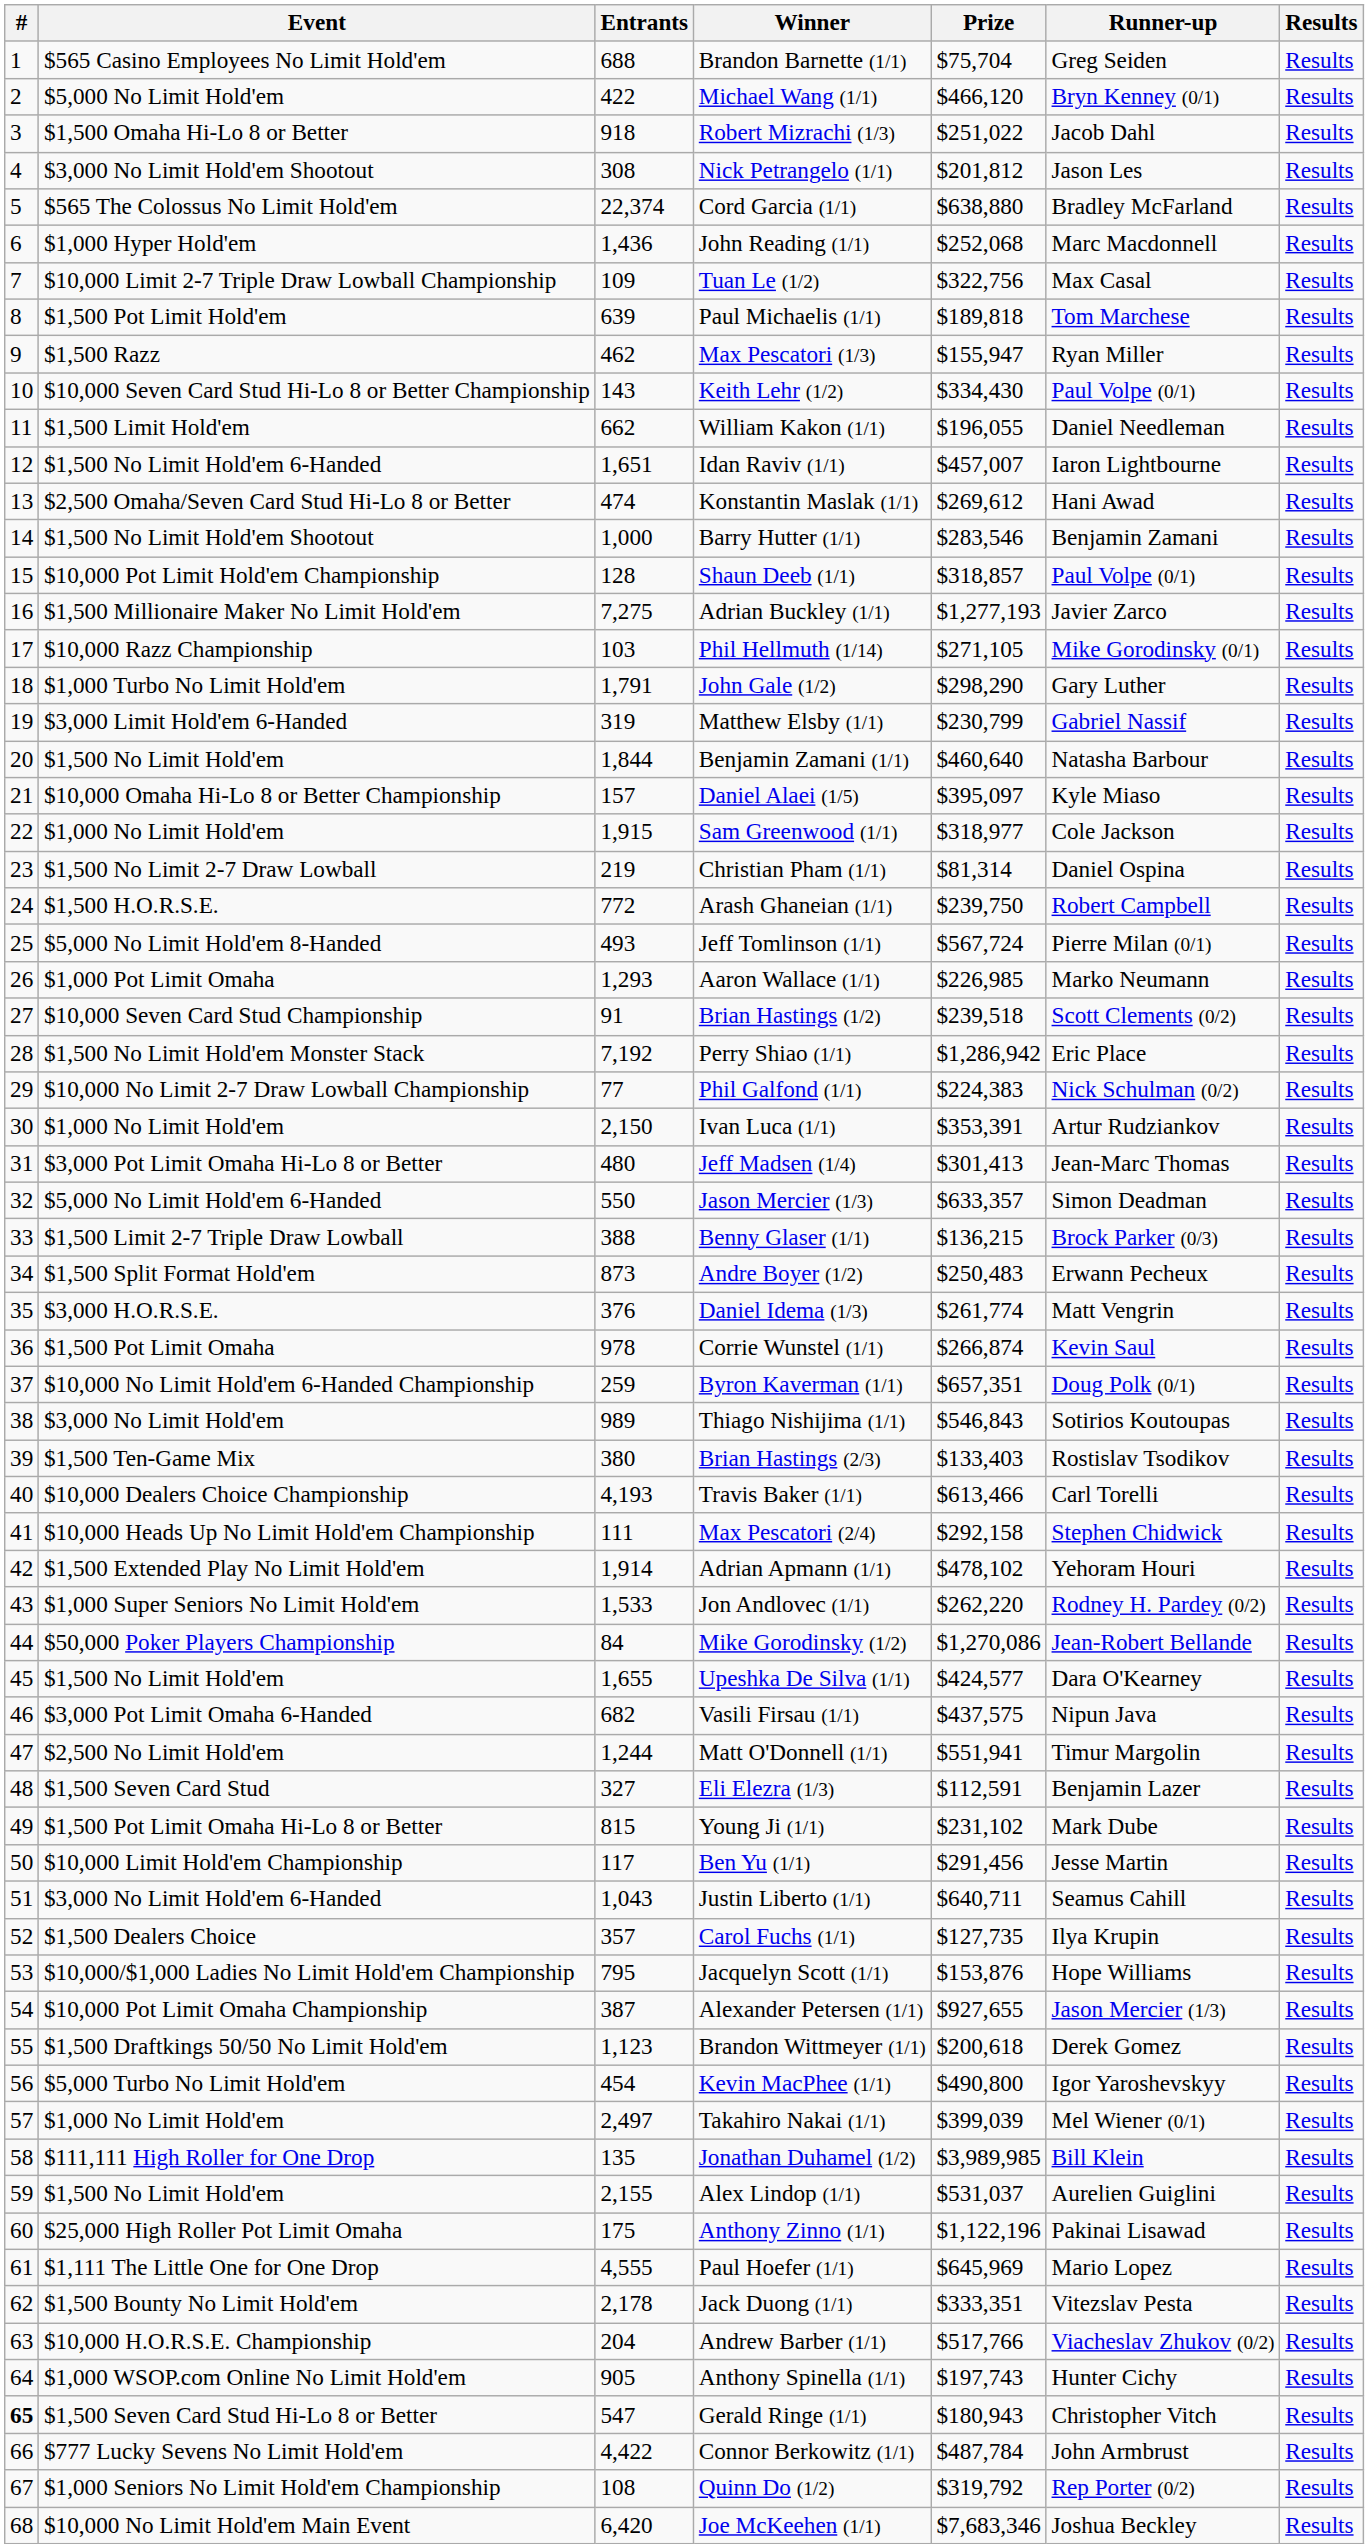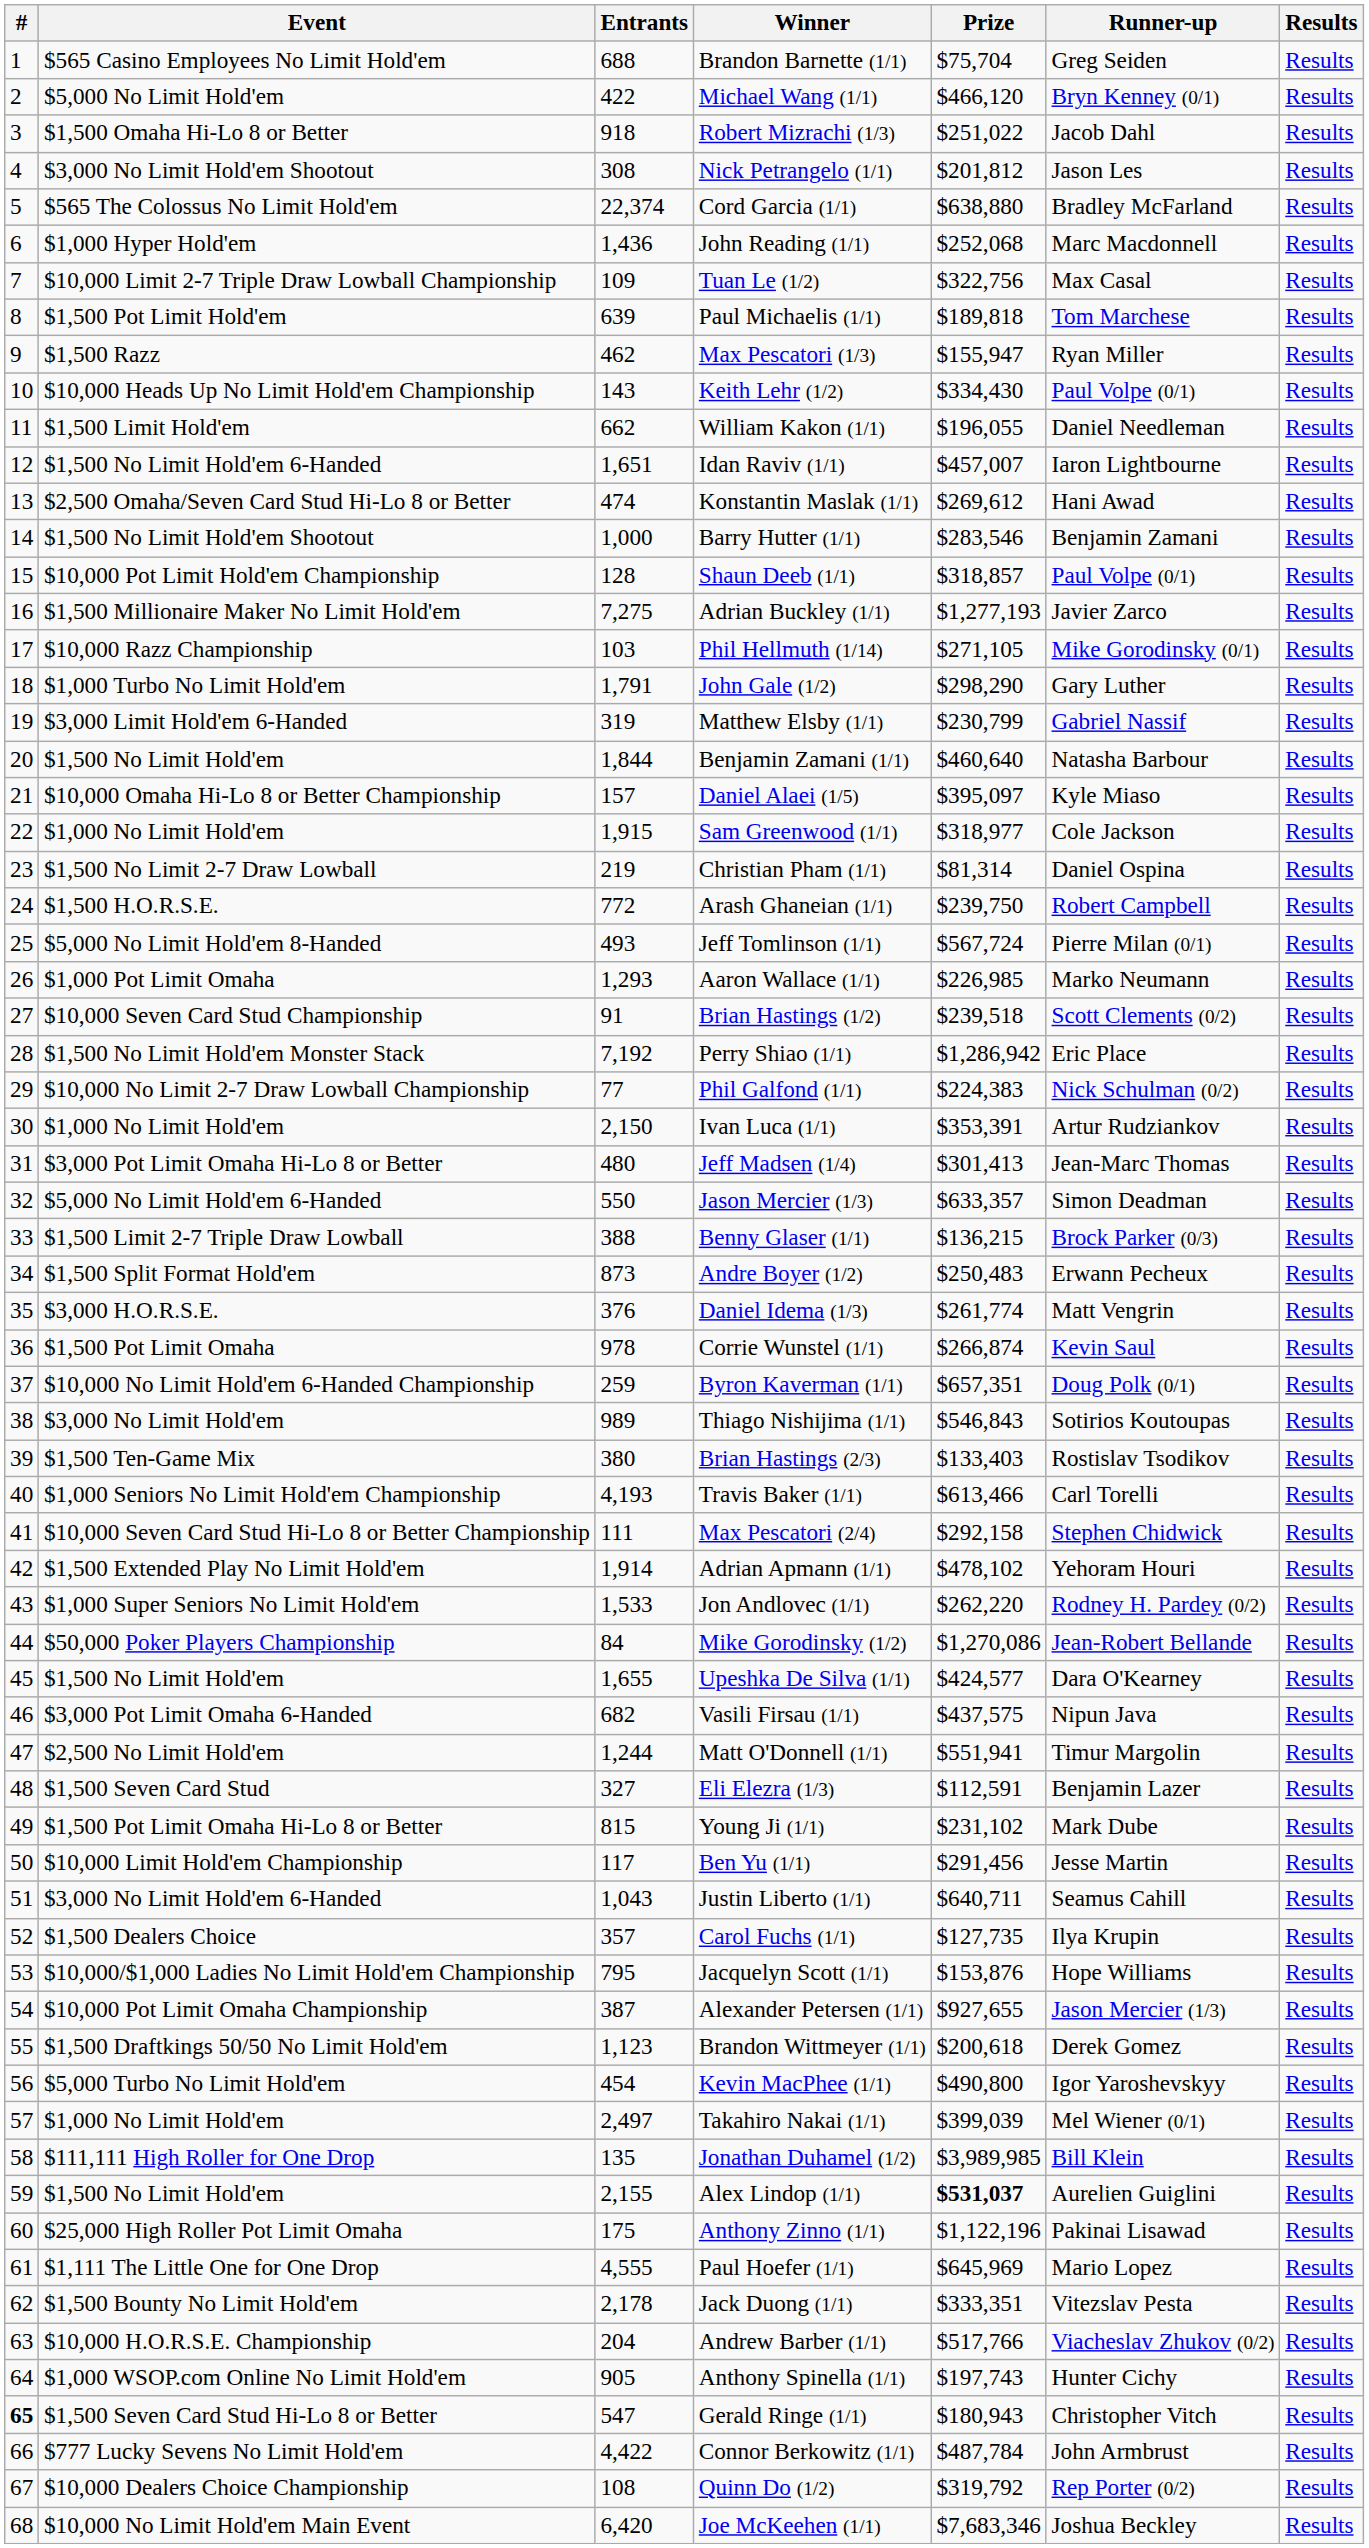(317, 390) $10,000 Seven Card Stud Hi-Lo 8 or Better Championship -> (289, 390) $10,000 Heads Up No Limit Hold'em Championship
(226, 1494) $10,000 Dealers Choice Championship -> (272, 1494) $1,000 Seniors No Limit Hold'em Championship
(289, 1531) $10,000 Heads Up No Limit Hold'em Championship -> (317, 1531) $10,000 Seven Card Stud Hi-Lo 8 or Better Championship
(980, 2193) normal -> (980, 2193) bold
(272, 2488) $1,000 Seniors No Limit Hold'em Championship -> (226, 2488) $10,000 Dealers Choice Championship
